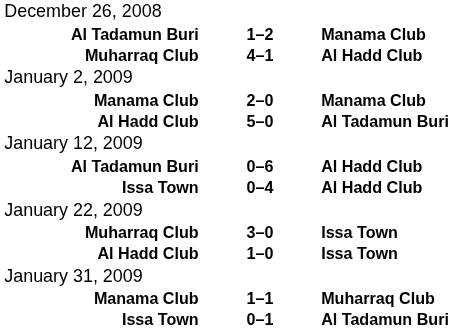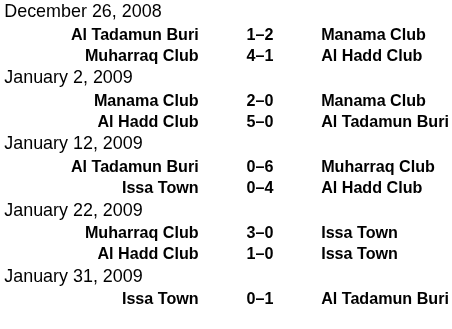(372, 166) Al Hadd Club -> (378, 166) Muharraq Club
- row: (146, 298)
